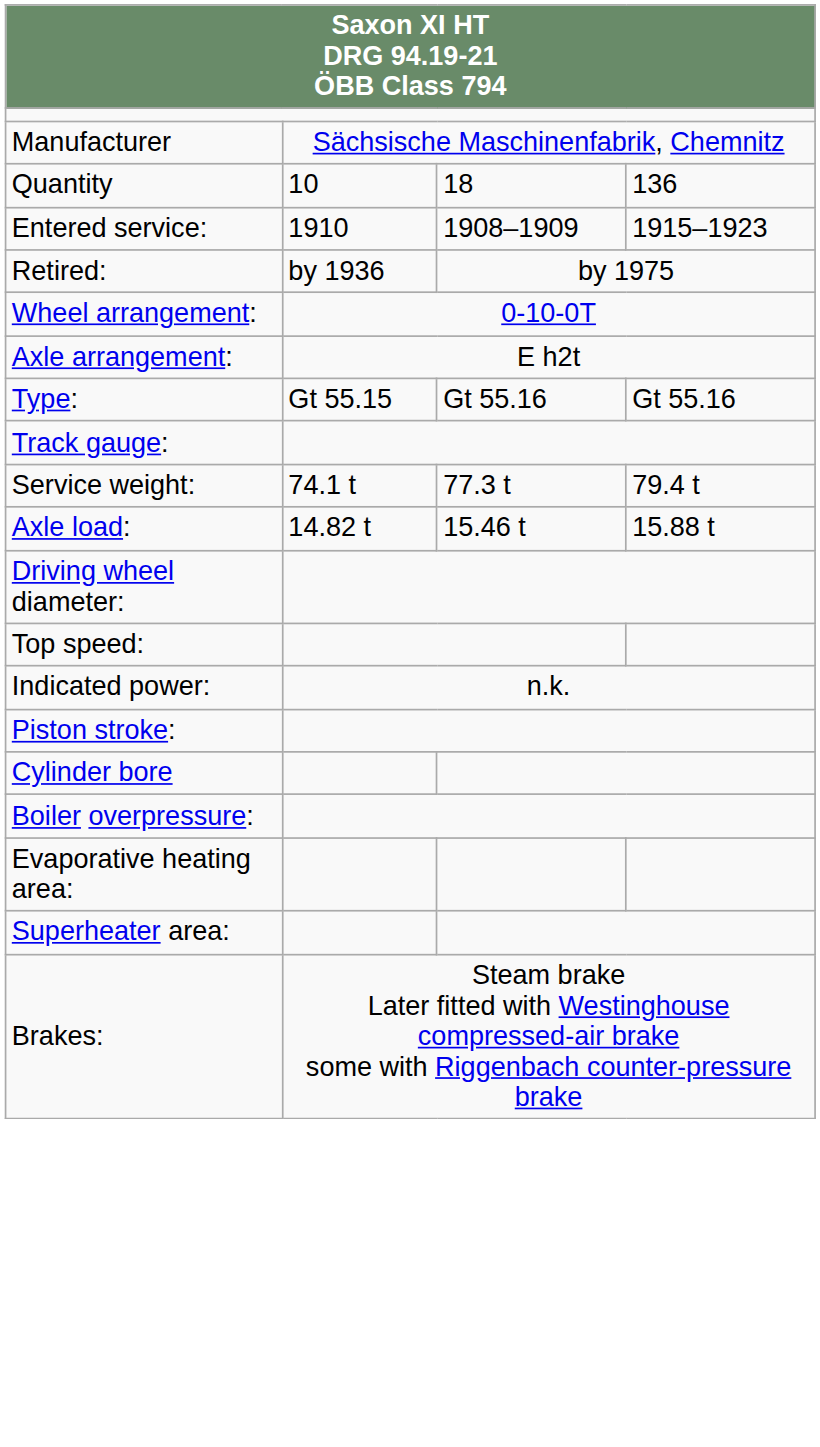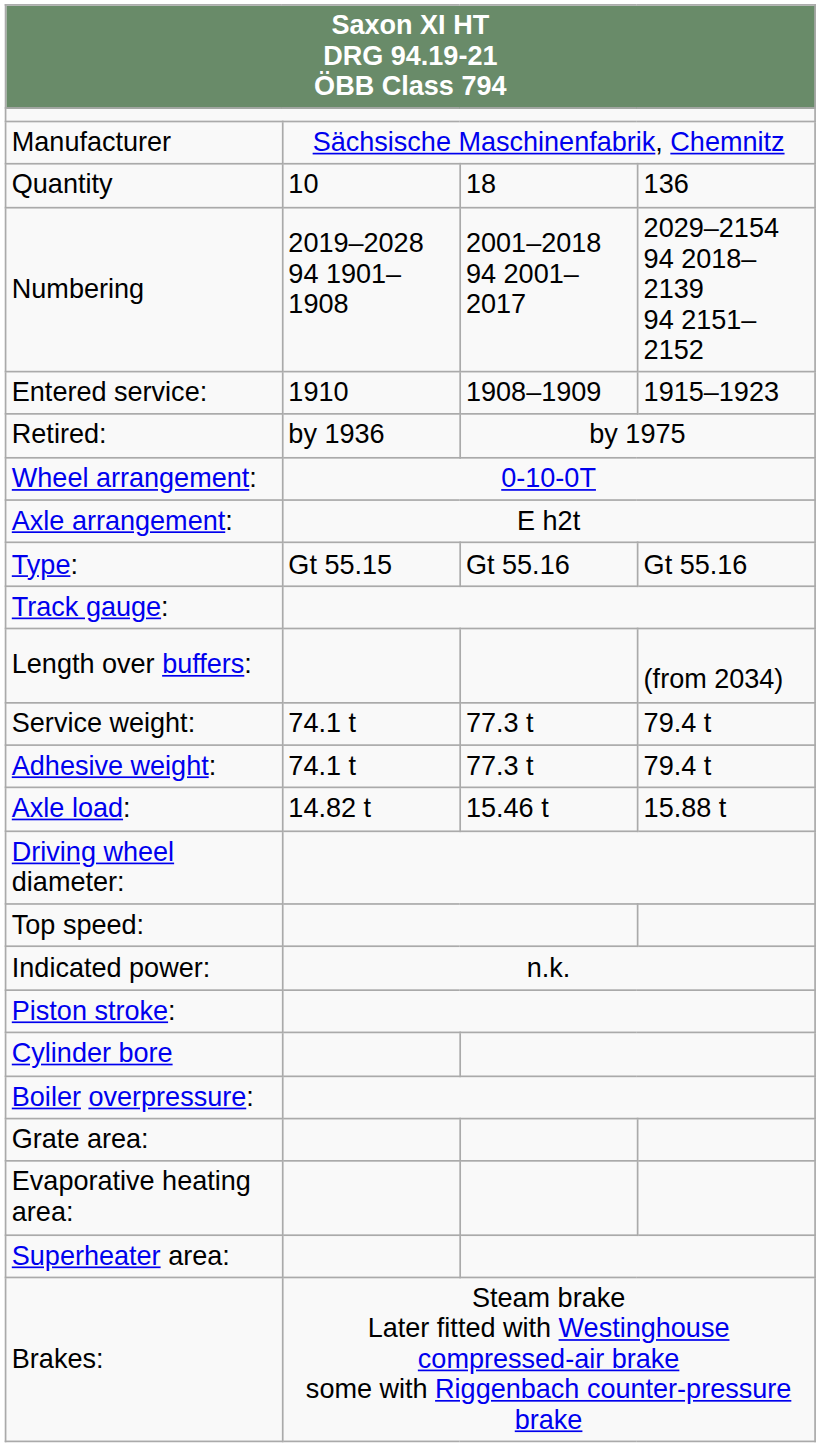+ row: (78, 288)
+ row: (132, 665)
+ row: (114, 765)
+ row: (80, 1139)
